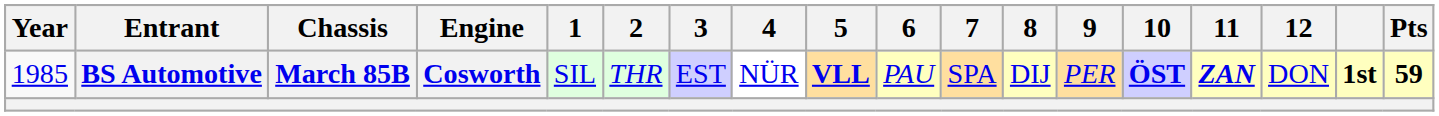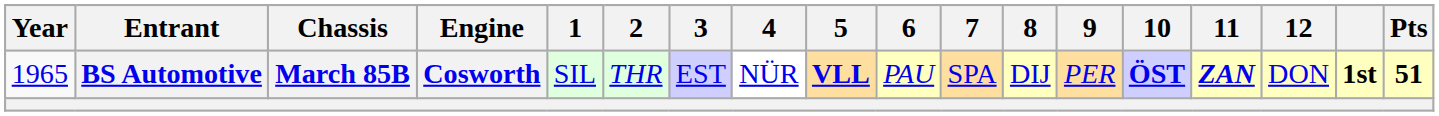(40, 73) 1985 -> (40, 73) 1965
(1409, 73) 59 -> (1409, 73) 51
